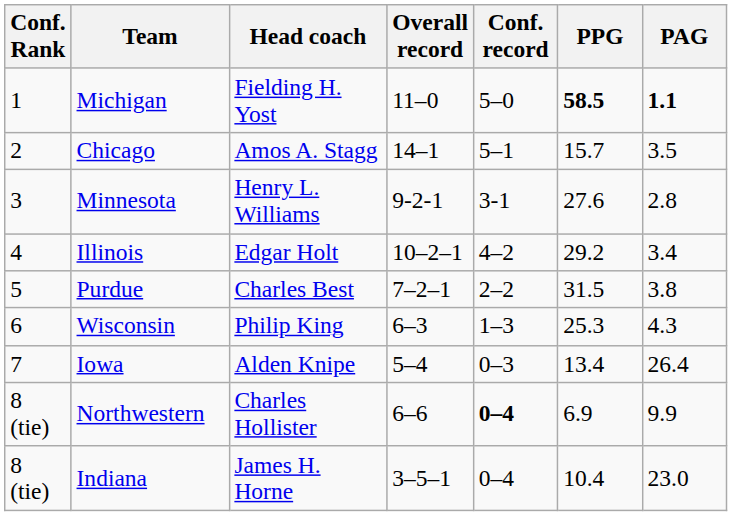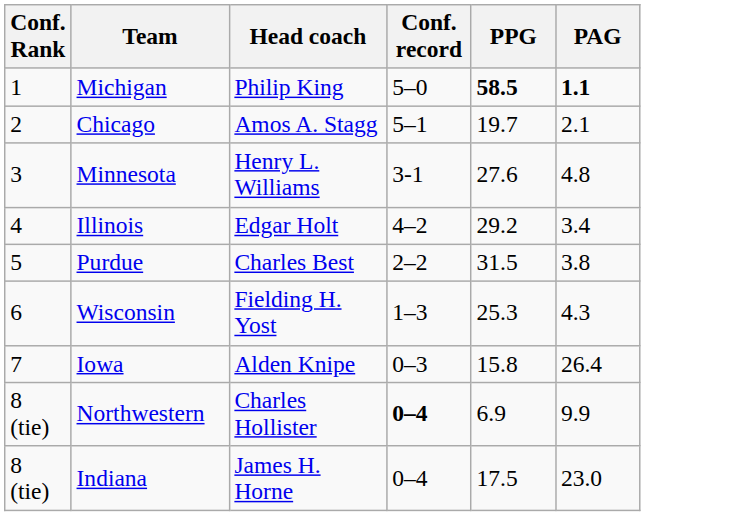- column: (430, 36)
(288, 100) Fielding H. Yost -> (289, 86) Philip King
(584, 150) 15.7 -> (497, 124) 19.7
(662, 150) 3.5 -> (576, 124) 2.1
(662, 201) 2.8 -> (576, 174) 4.8
(289, 326) Philip King -> (288, 313) Fielding H. Yost
(584, 363) 13.4 -> (497, 363) 15.8
(584, 477) 10.4 -> (497, 477) 17.5
